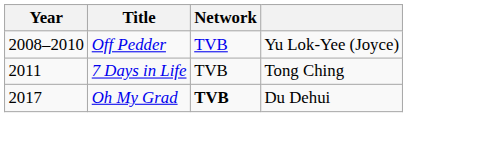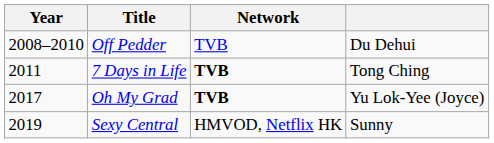(332, 44) Yu Lok-Yee (Joyce) -> (383, 44) Du Dehui
(211, 71) normal -> (211, 71) bold
(297, 97) Du Dehui -> (417, 97) Yu Lok-Yee (Joyce)
+ row: (135, 124)
